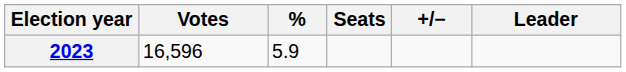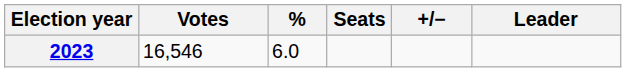(173, 50) 16,596 -> (173, 50) 16,546
(286, 50) 5.9 -> (286, 50) 6.0
